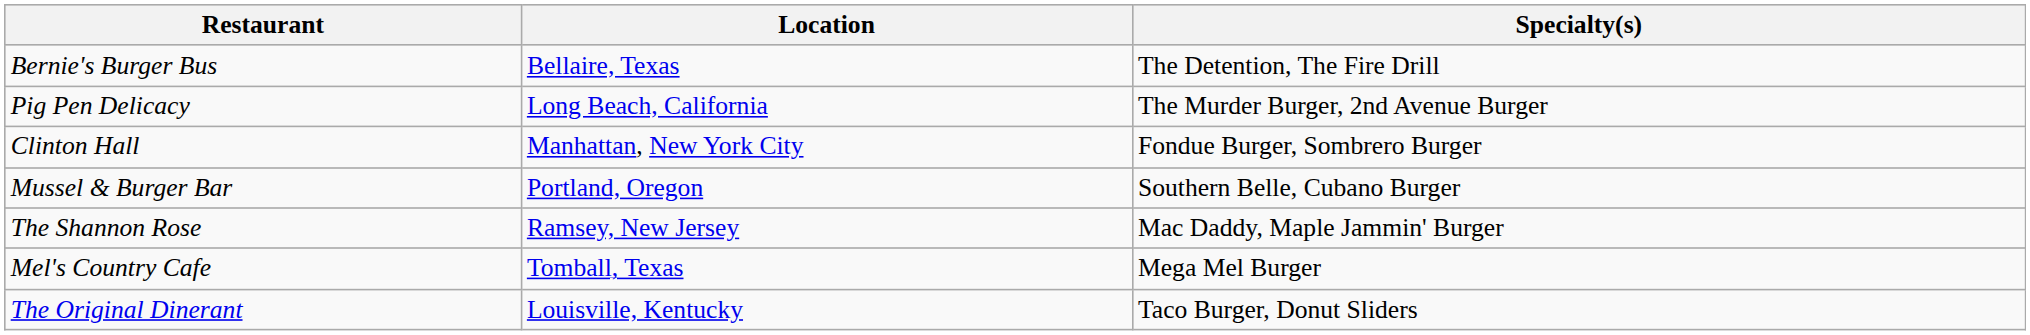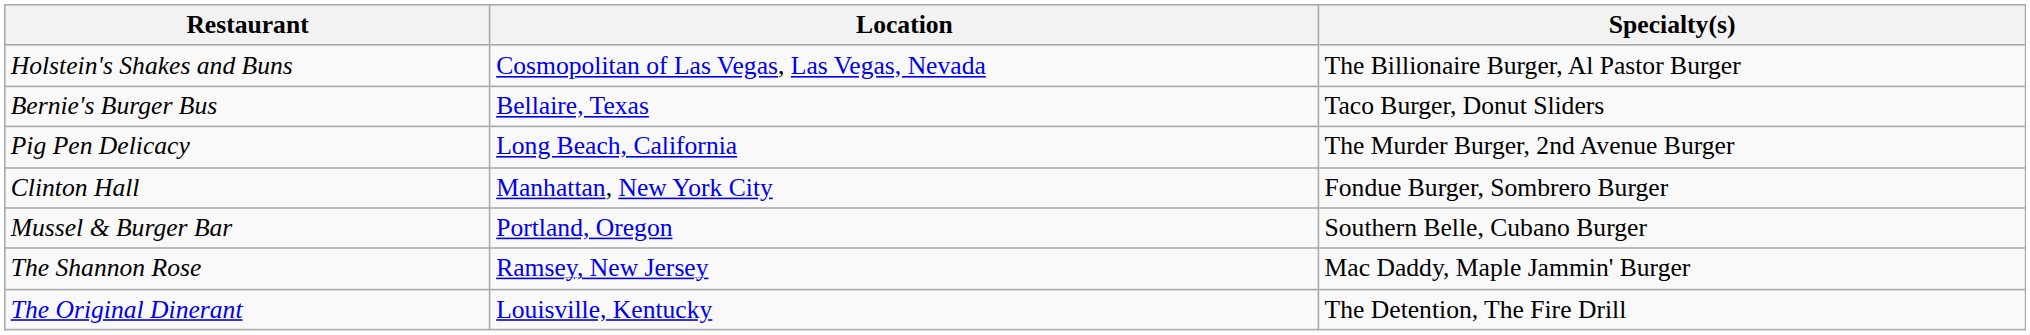+ row: (152, 65)
(1289, 65) The Detention, The Fire Drill -> (1464, 106) Taco Burger, Donut Sliders
- row: (111, 268)
(1278, 308) Taco Burger, Donut Sliders -> (1475, 308) The Detention, The Fire Drill
